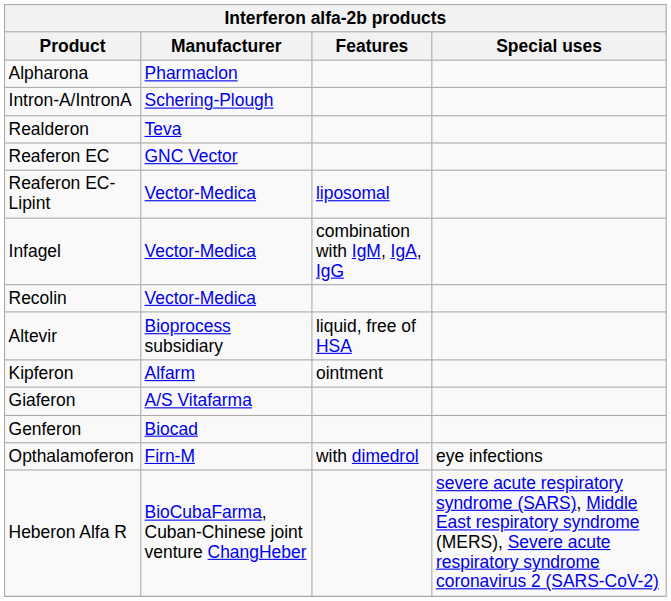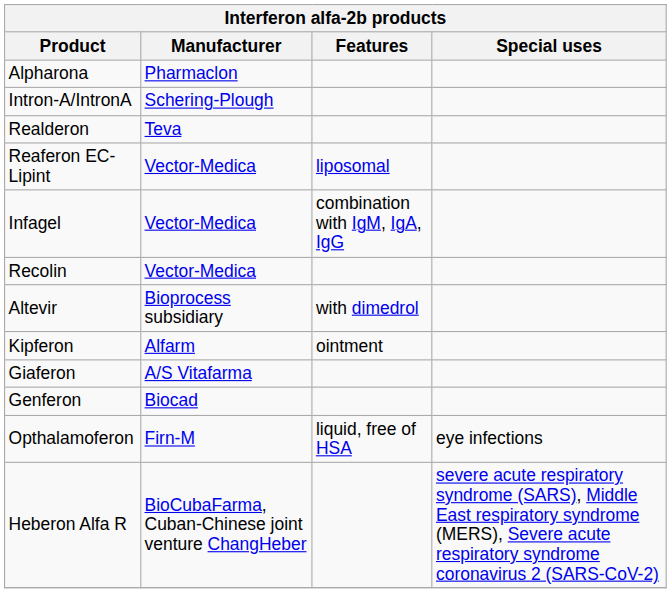- row: (59, 156)
(366, 335) liquid, free of HSA -> (367, 308) with dimedrol
(367, 456) with dimedrol -> (366, 438) liquid, free of HSA
